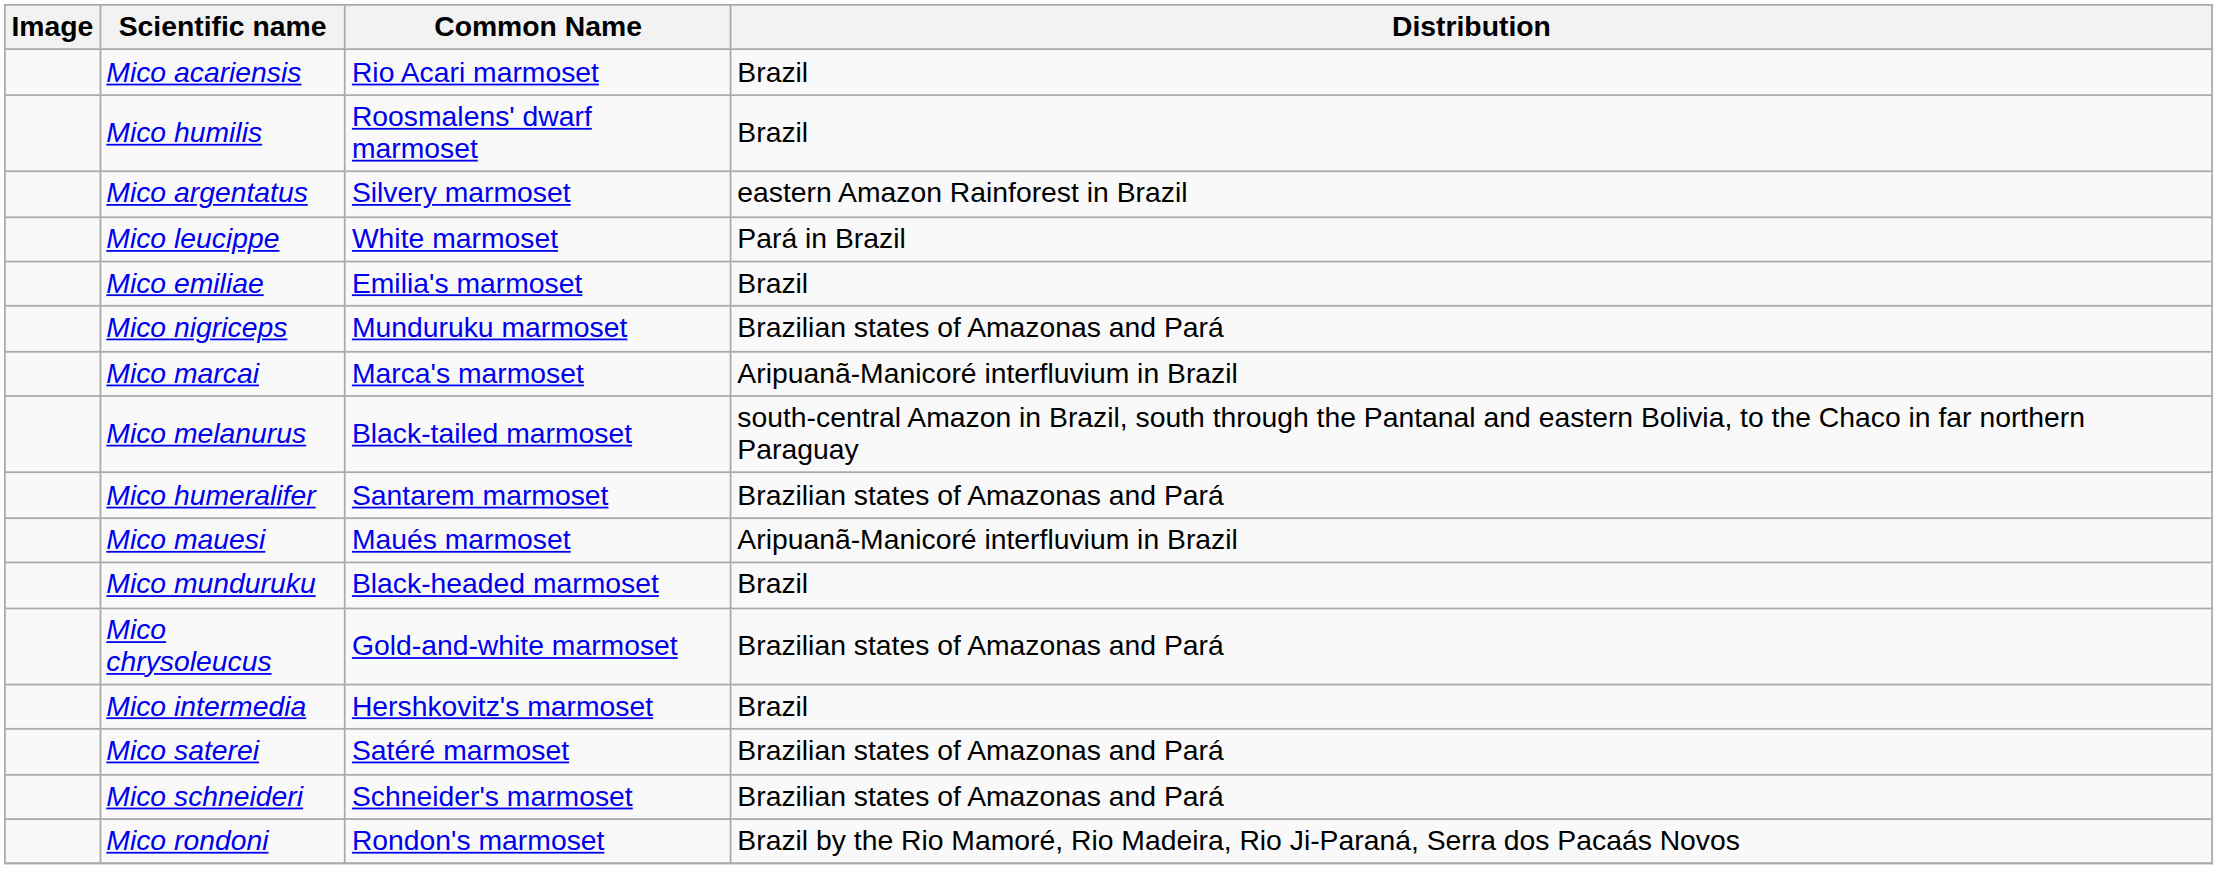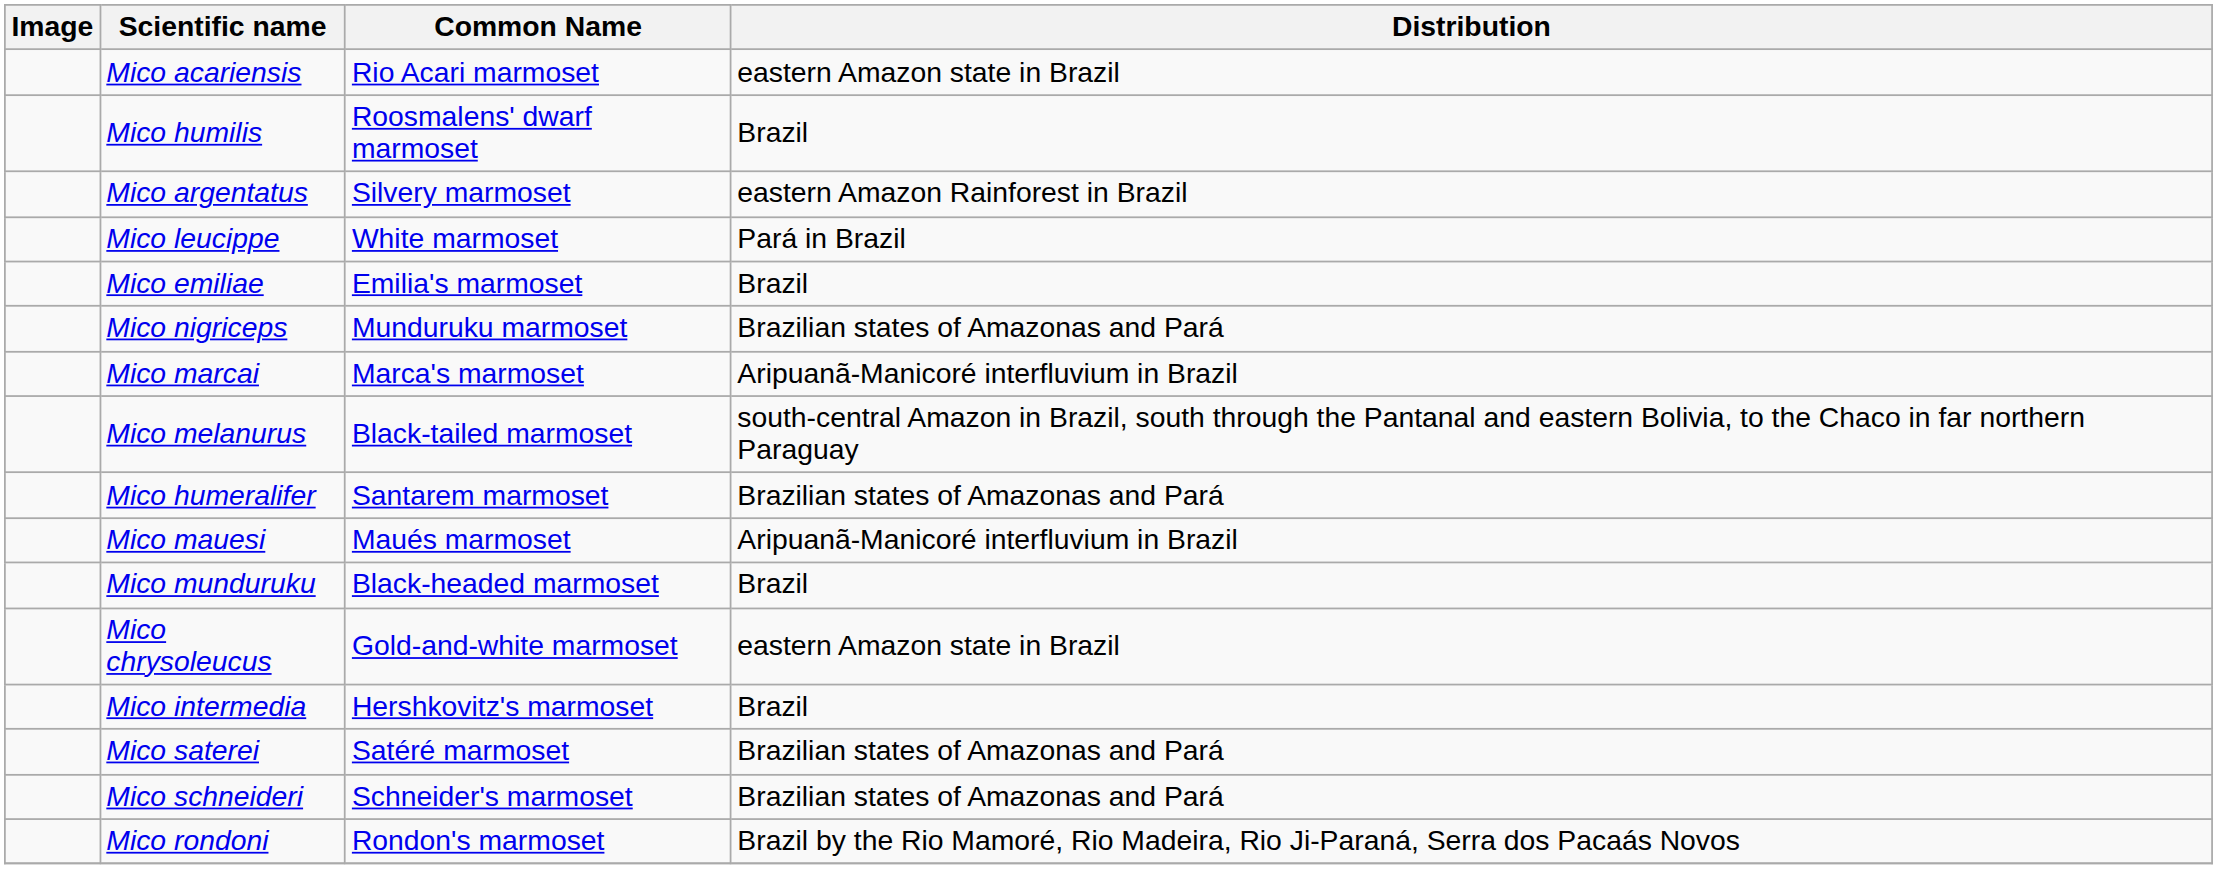(773, 71) Brazil -> (929, 71) eastern Amazon state in Brazil
(981, 645) Brazilian states of Amazonas and Pará -> (929, 645) eastern Amazon state in Brazil
